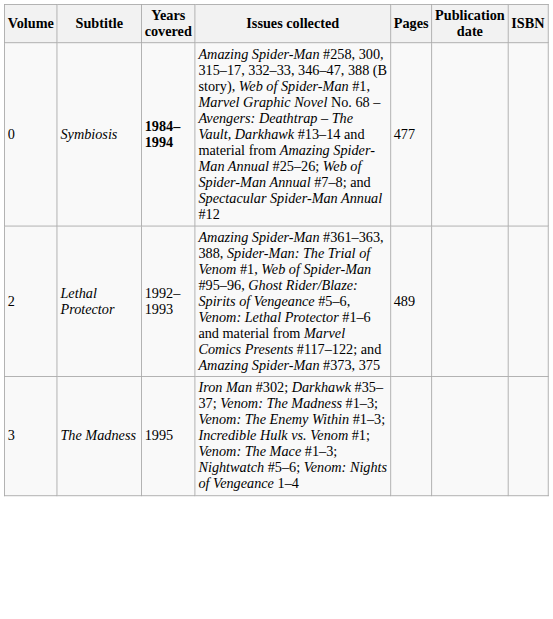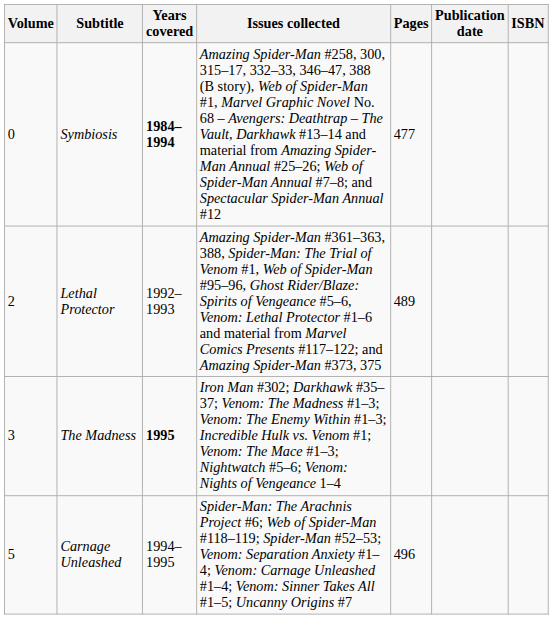(159, 435) normal -> (160, 435) bold
+ row: (91, 554)
